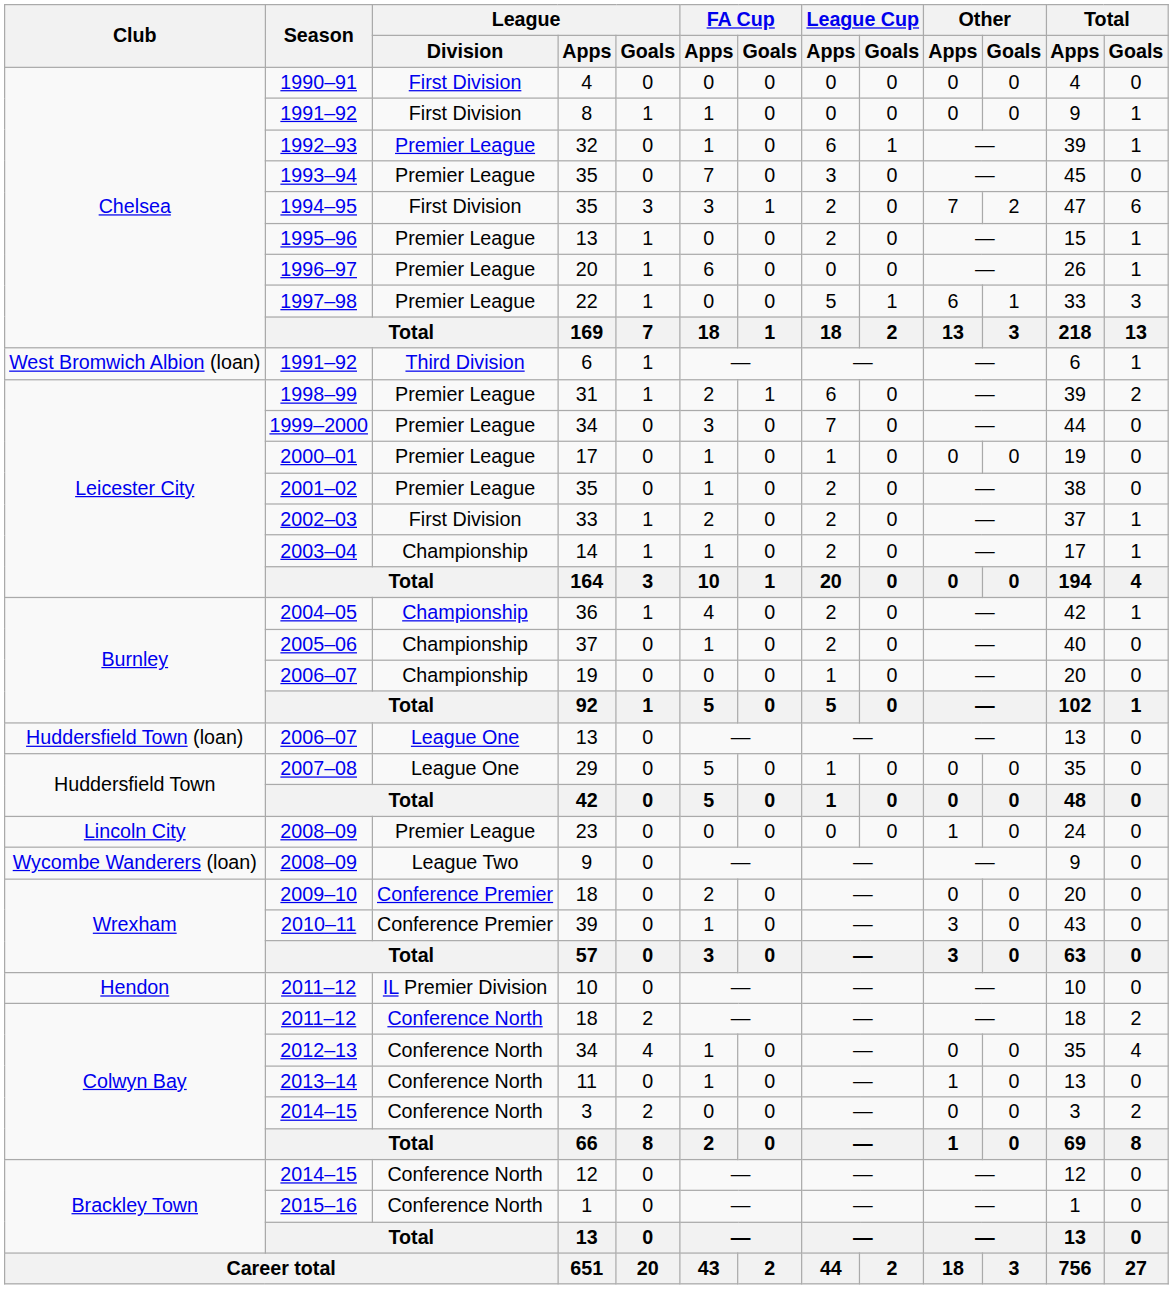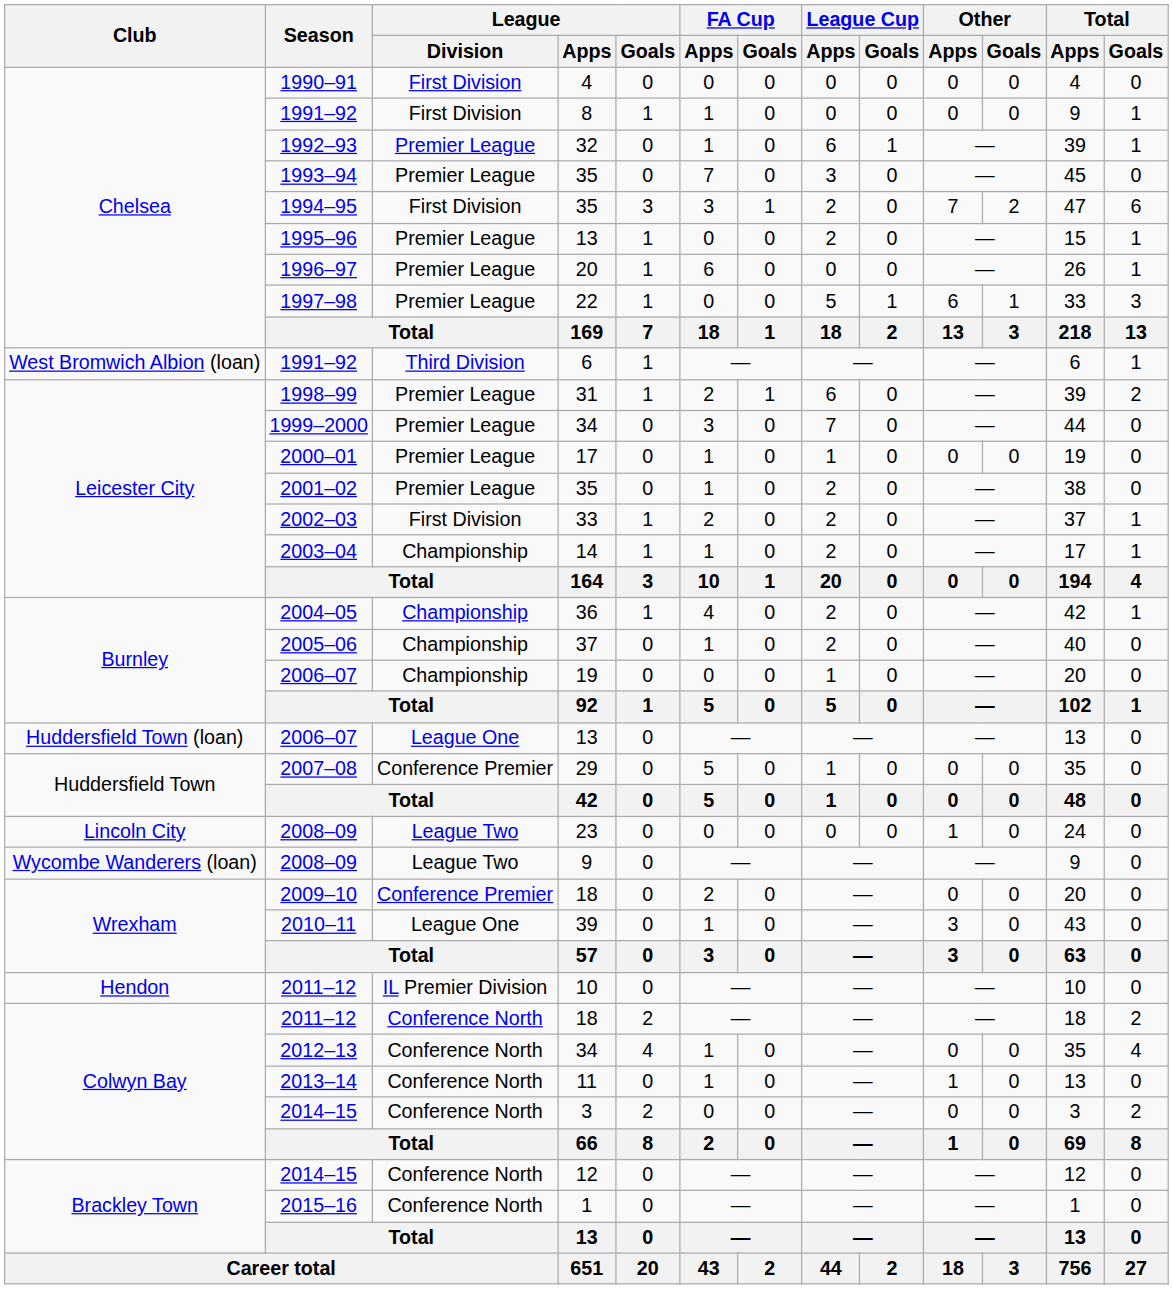(465, 769) League One -> (465, 769) Conference Premier
(465, 831) Premier League -> (465, 831) League Two
(465, 925) Conference Premier -> (465, 925) League One
